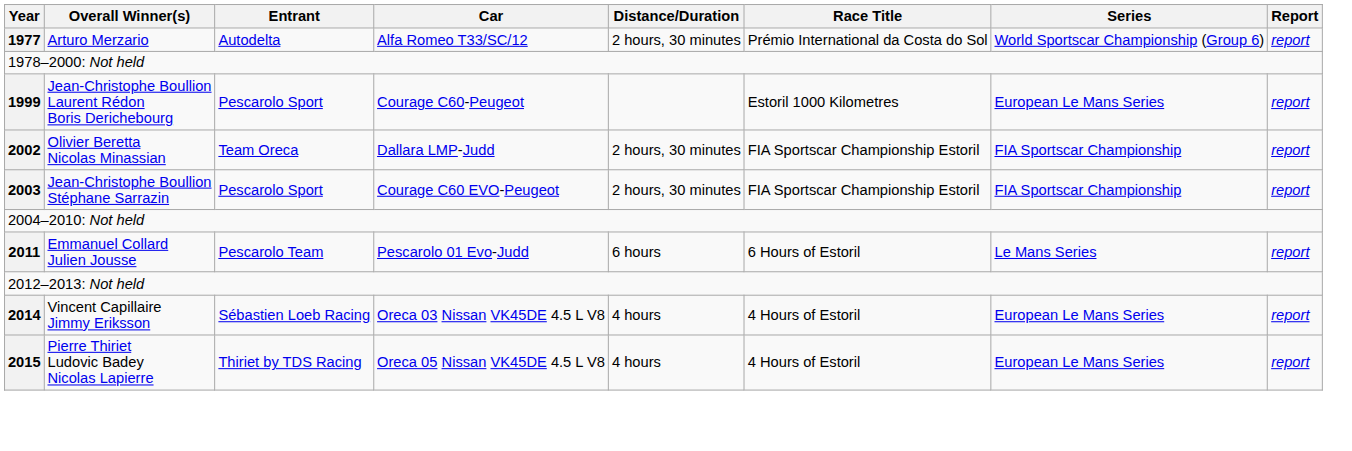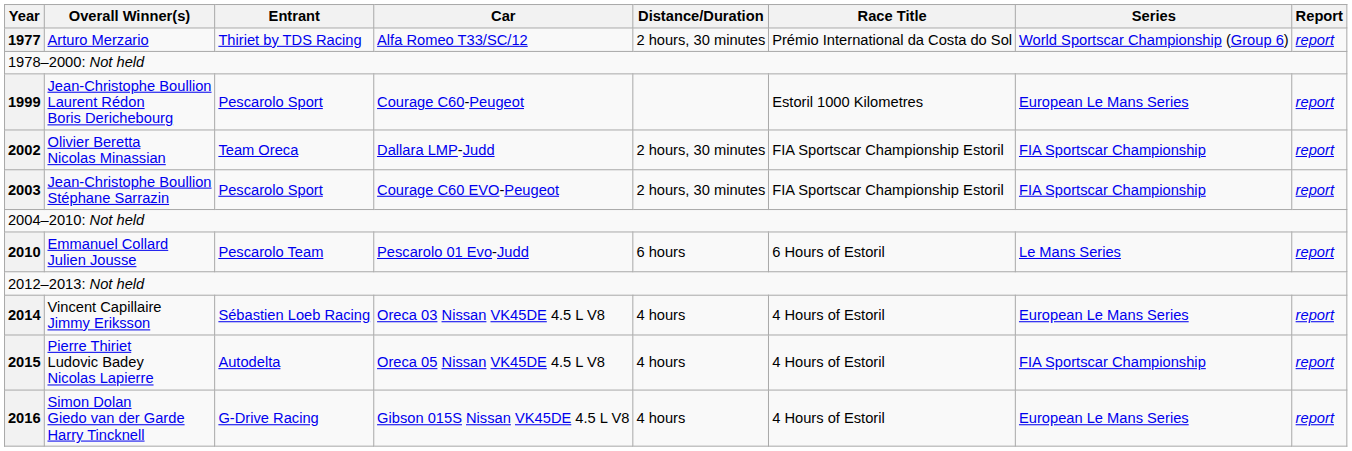(249, 40) Autodelta -> (290, 40) Thiriet by TDS Racing
(24, 252) 2011 -> (24, 252) 2010
(290, 363) Thiriet by TDS Racing -> (249, 363) Autodelta
(1079, 363) European Le Mans Series -> (1112, 363) FIA Sportscar Championship
+ row: (116, 419)
